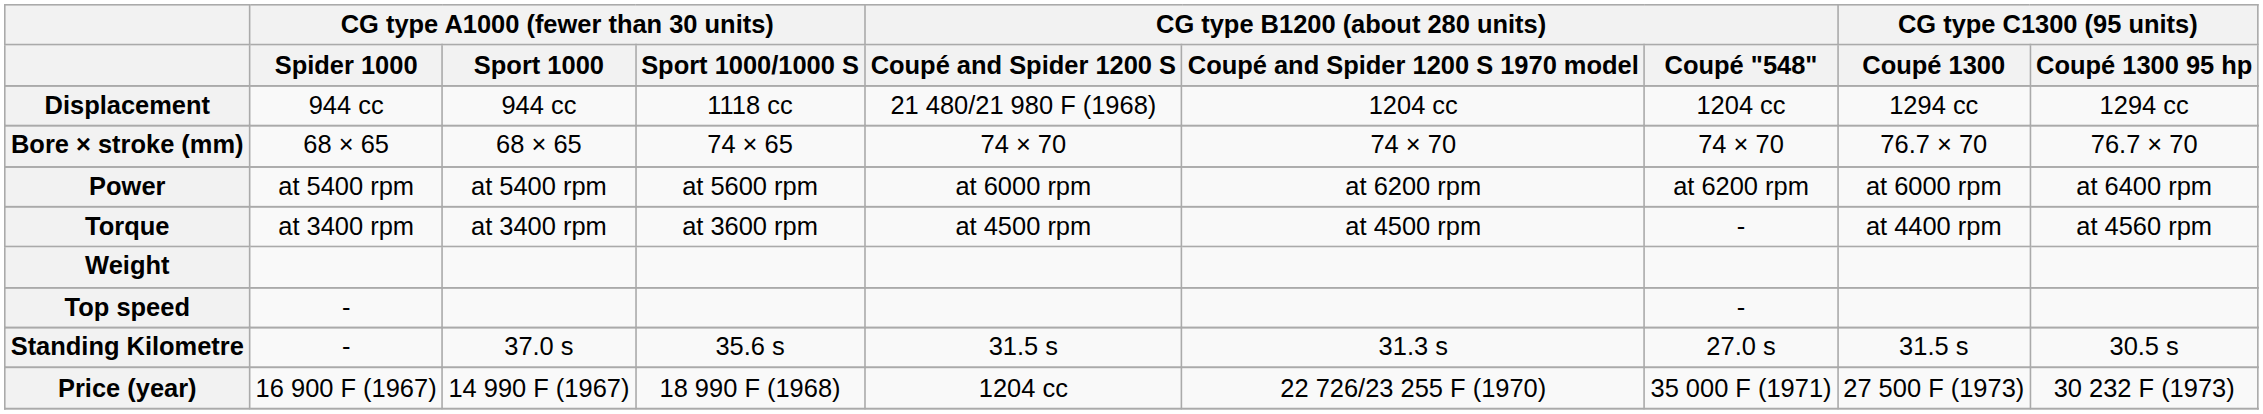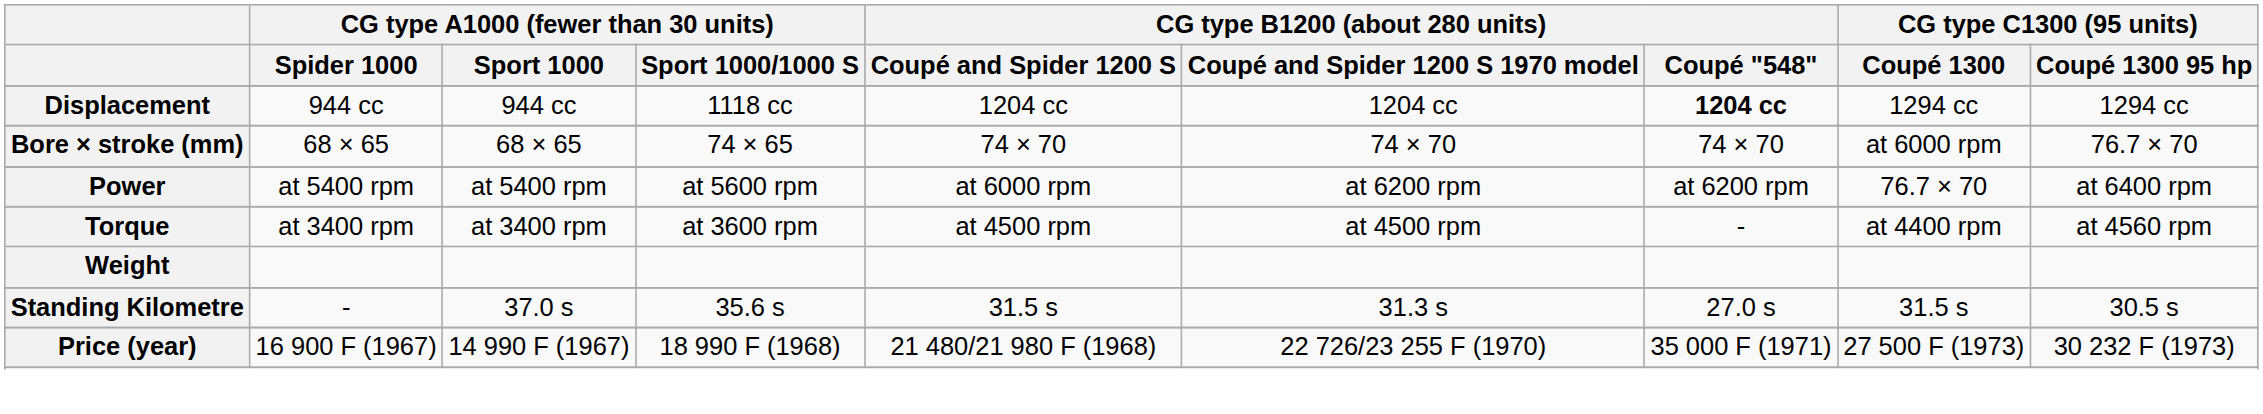(1023, 105) 21 480/21 980 F (1968) -> (1023, 105) 1204 cc
(1741, 105) normal -> (1741, 105) bold
(1934, 145) 76.7 × 70 -> (1934, 145) at 6000 rpm
(1934, 186) at 6000 rpm -> (1934, 186) 76.7 × 70
- row: (127, 307)
(1023, 387) 1204 cc -> (1023, 347) 21 480/21 980 F (1968)
